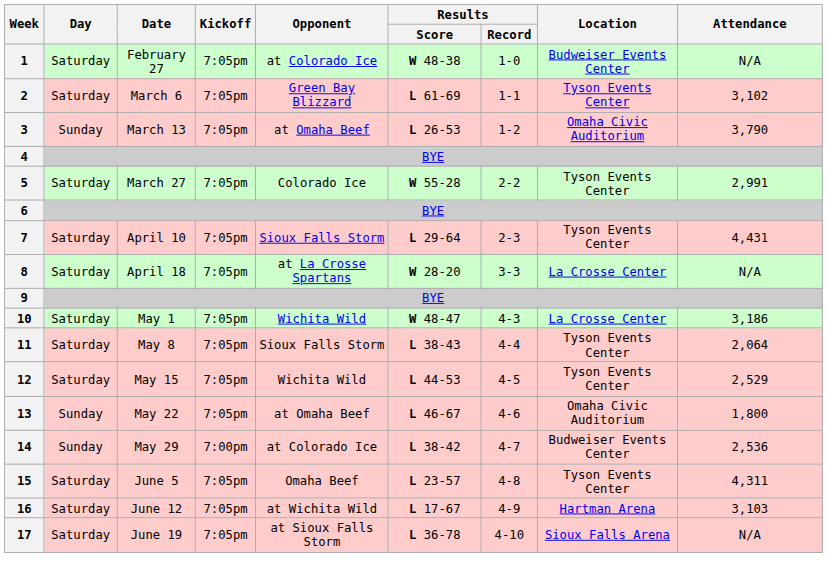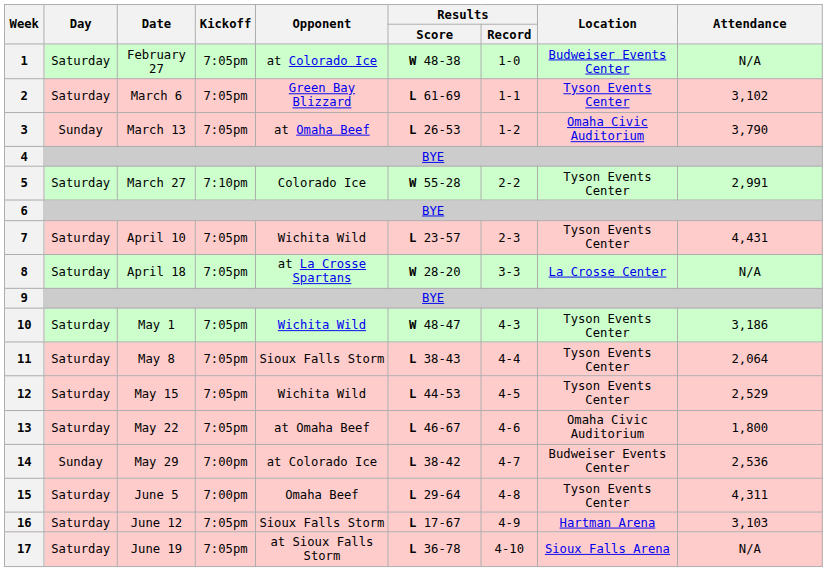(226, 183) 7:05pm -> (226, 183) 7:10pm
(322, 237) Sioux Falls Storm -> (322, 237) Wichita Wild
(435, 237) L 29-64 -> (435, 237) L 23-57
(607, 318) La Crosse Center -> (607, 325) Tyson Events Center
(81, 413) Sunday -> (81, 427) Saturday
(226, 481) 7:05pm -> (226, 495) 7:00pm
(435, 481) L 23-57 -> (435, 495) L 29-64
(322, 508) at Wichita Wild -> (322, 522) Sioux Falls Storm
